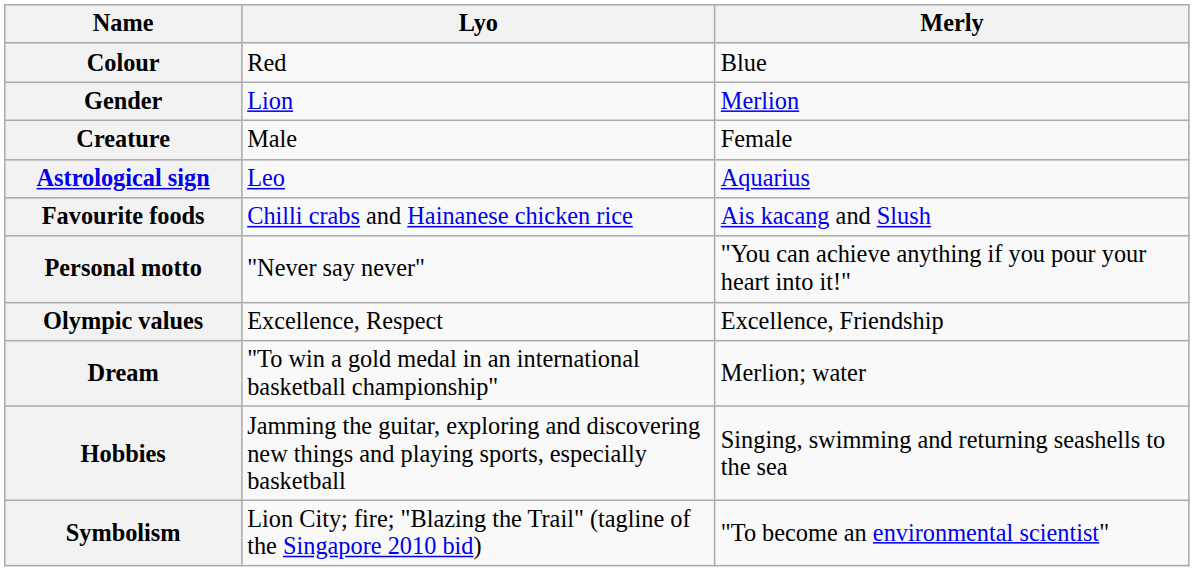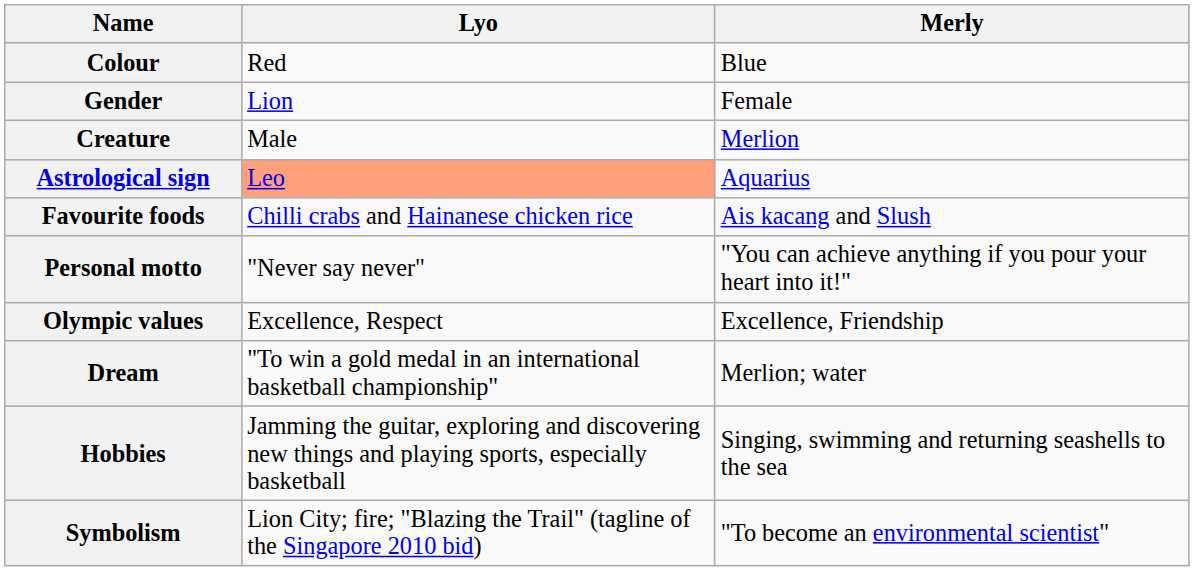(760, 100) Merlion -> (757, 100) Female
(757, 139) Female -> (760, 139) Merlion
(266, 178) no background -> (266, 178) lightsalmon background
